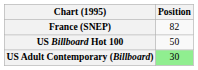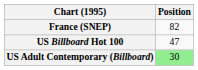(174, 42) 50 -> (174, 42) 47
